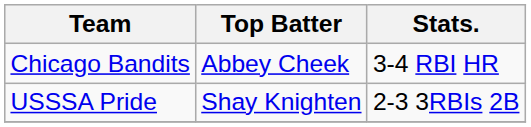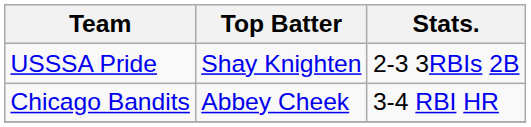rows swapped: (84, 102) <-> (100, 63)
